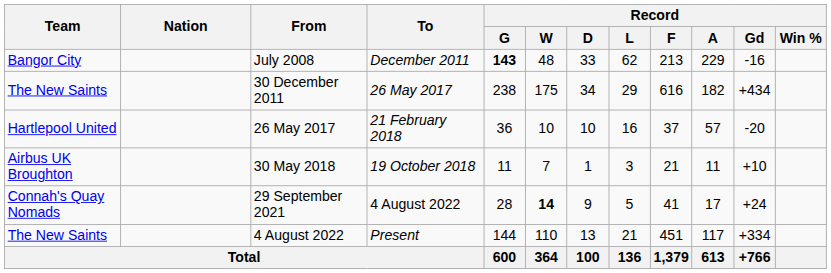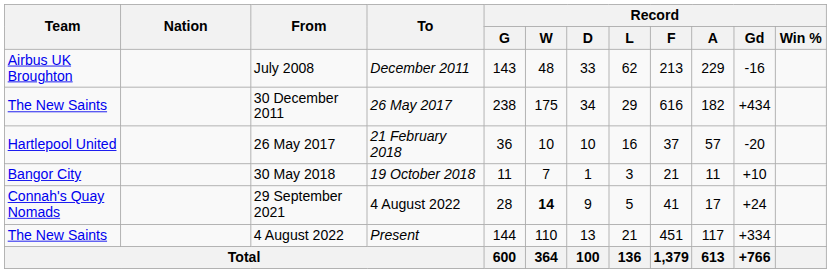(44, 60) Bangor City -> (40, 68) Airbus UK Broughton
(504, 60) bold -> (504, 68) normal
(40, 166) Airbus UK Broughton -> (44, 174) Bangor City
